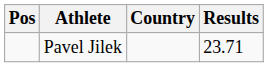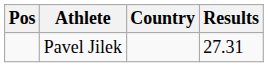(223, 47) 23.71 -> (223, 47) 27.31
